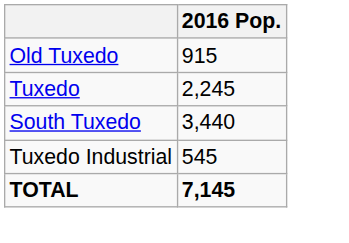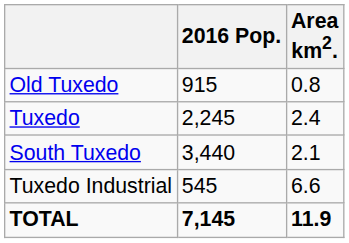+ column: (315, 36)
